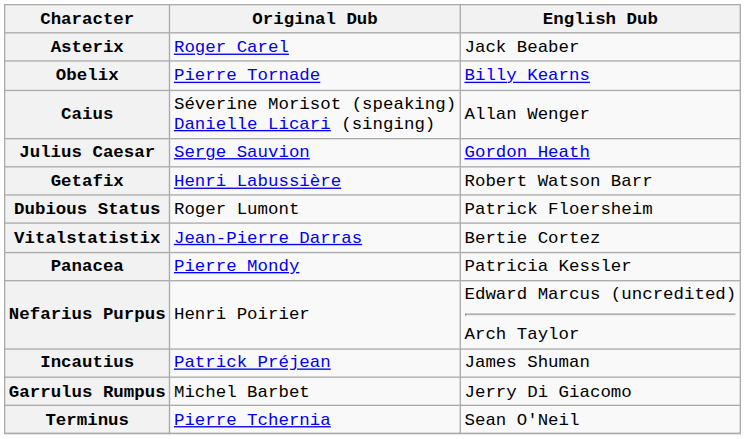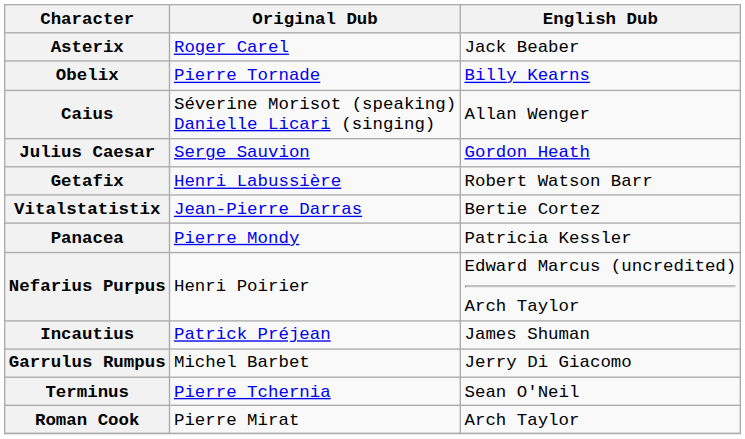- row: (87, 209)
+ row: (87, 420)
